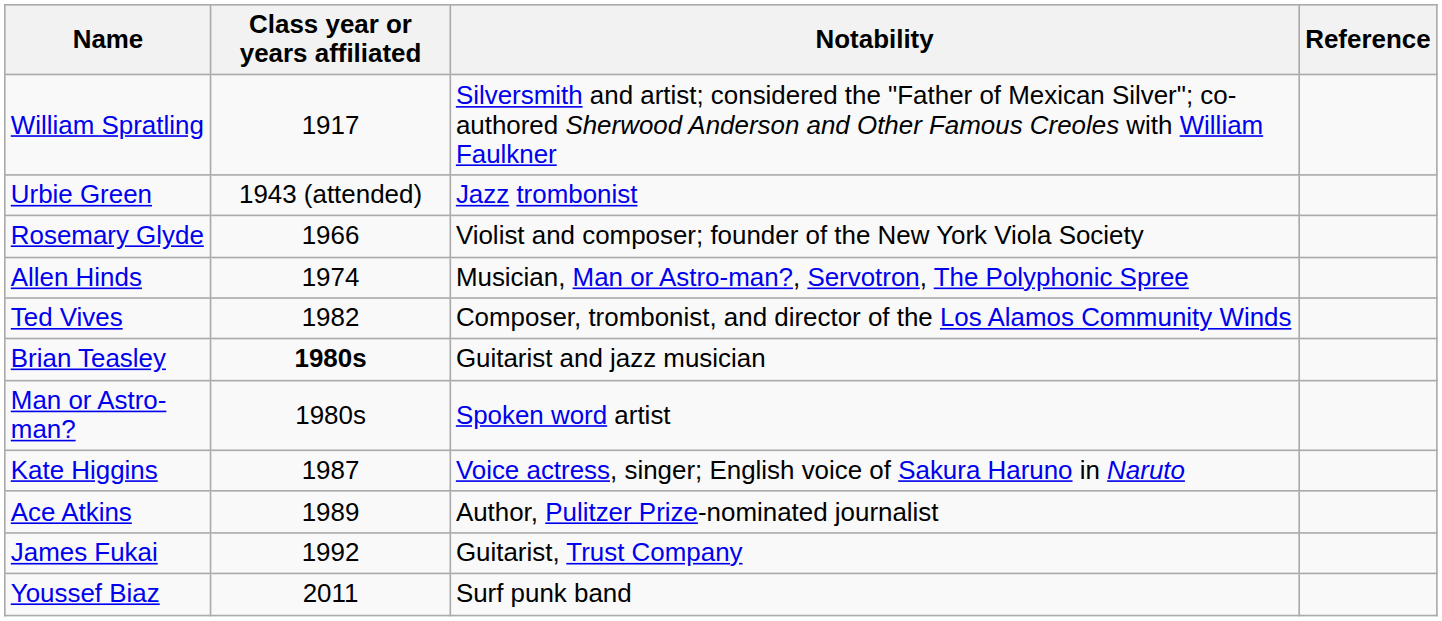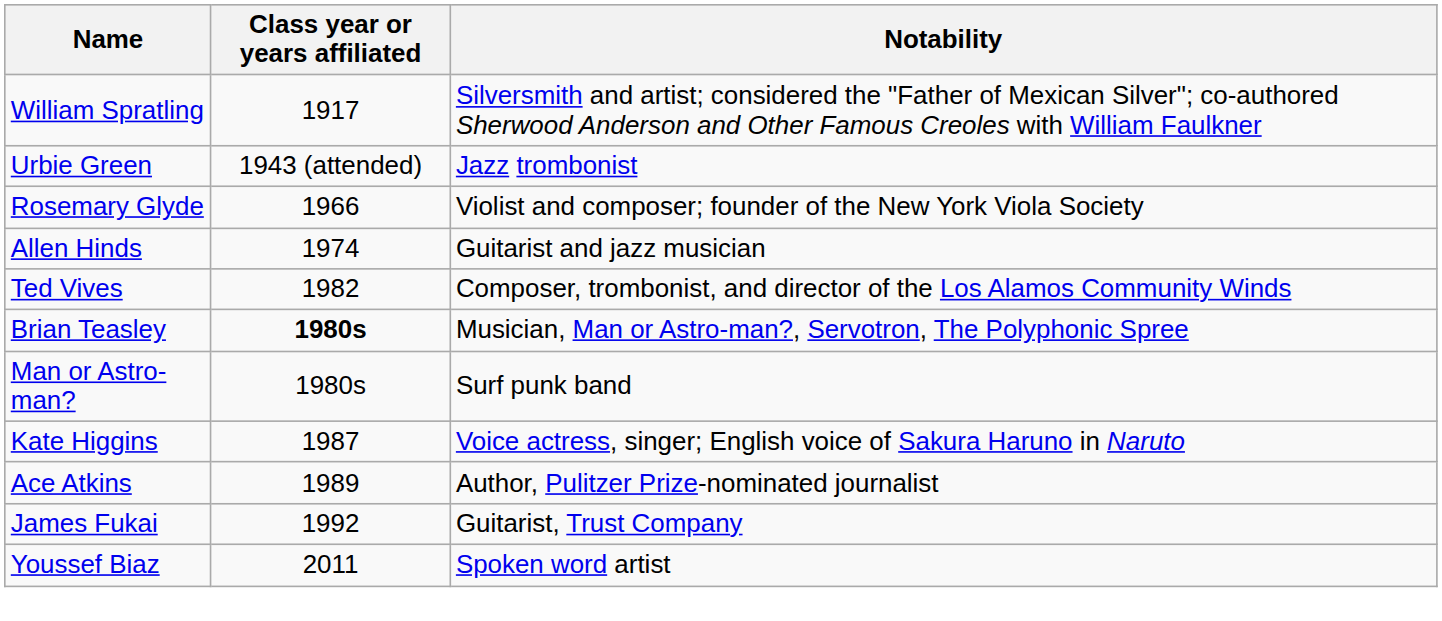- column: (1368, 39)
(822, 276) Musician, Man or Astro-man?, Servotron, The Polyphonic Spree -> (611, 247) Guitarist and jazz musician
(611, 359) Guitarist and jazz musician -> (822, 330) Musician, Man or Astro-man?, Servotron, The Polyphonic Spree
(563, 414) Spoken word artist -> (544, 385) Surf punk band
(544, 593) Surf punk band -> (563, 564) Spoken word artist
